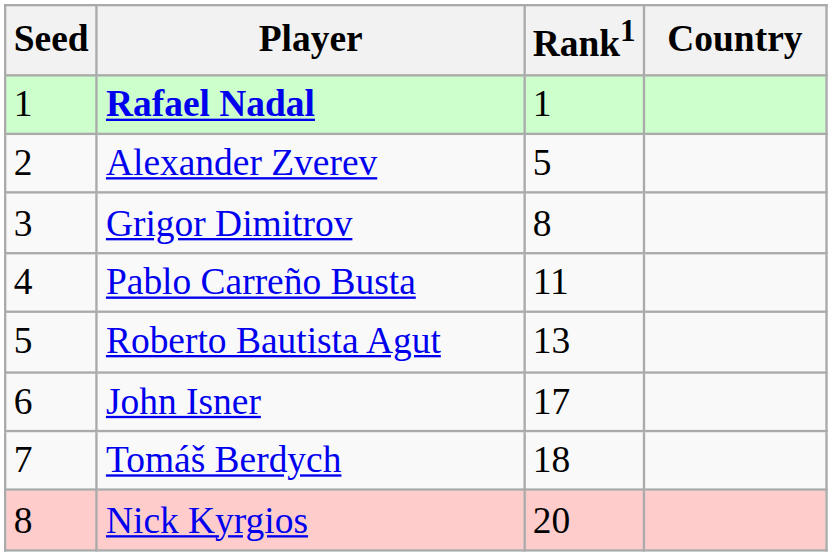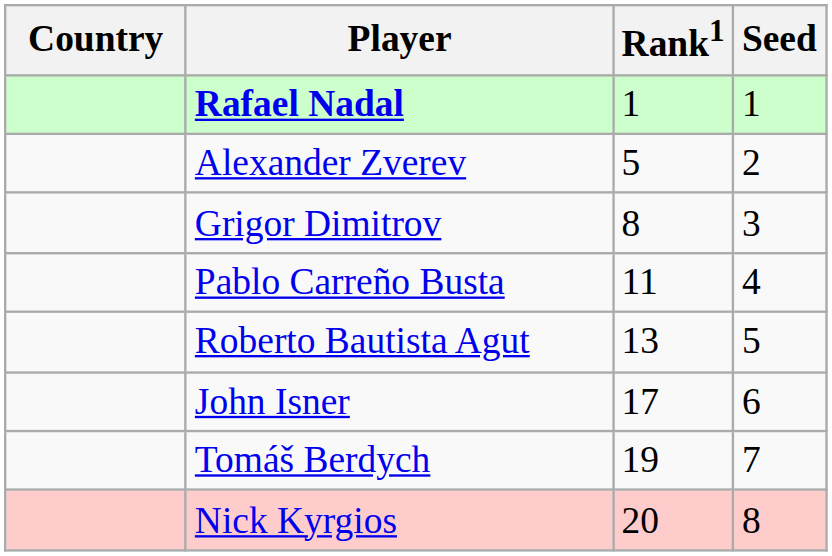columns swapped: (735, 39) <-> (51, 39)
(551, 459) 18 -> (640, 459) 19
